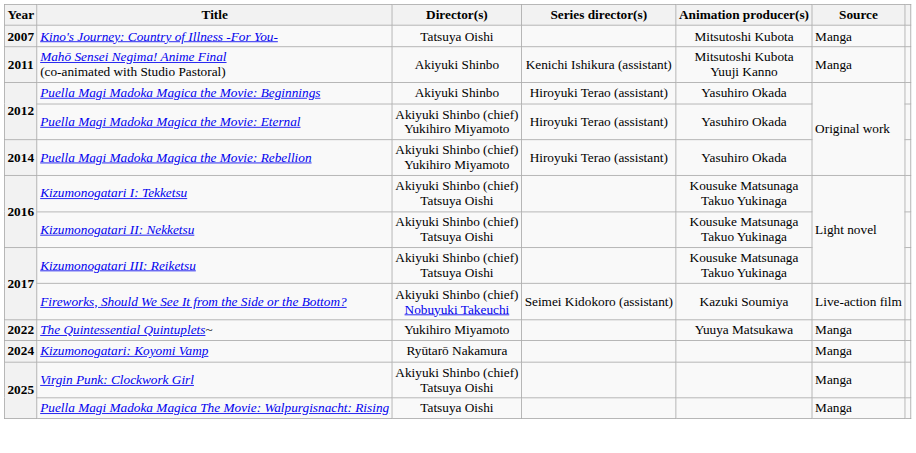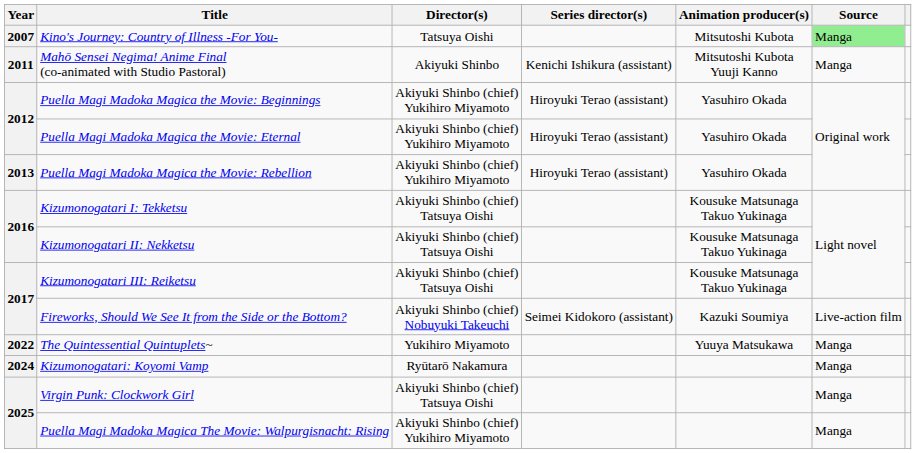(834, 36) no background -> (834, 36) lightgreen background
(457, 93) Akiyuki Shinbo -> (457, 100) Akiyuki Shinbo (chief) Yukihiro Miyamoto
(21, 157) 2014 -> (21, 172) 2013
(457, 408) Tatsuya Oishi -> (457, 430) Akiyuki Shinbo (chief) Yukihiro Miyamoto
